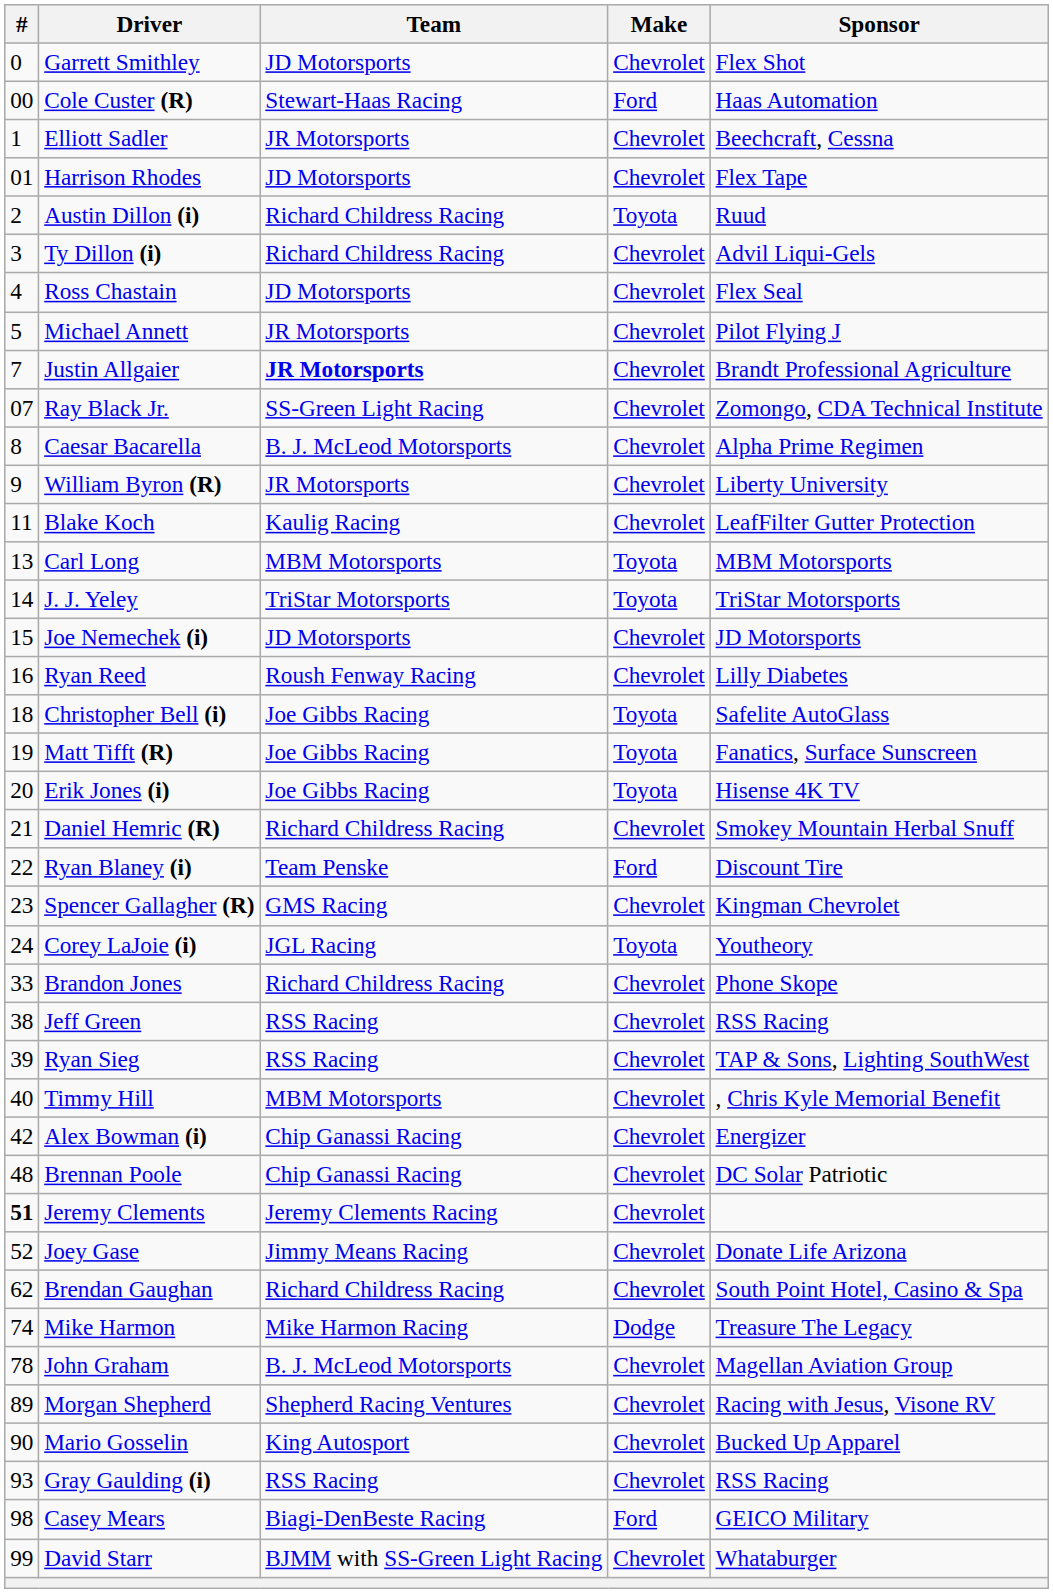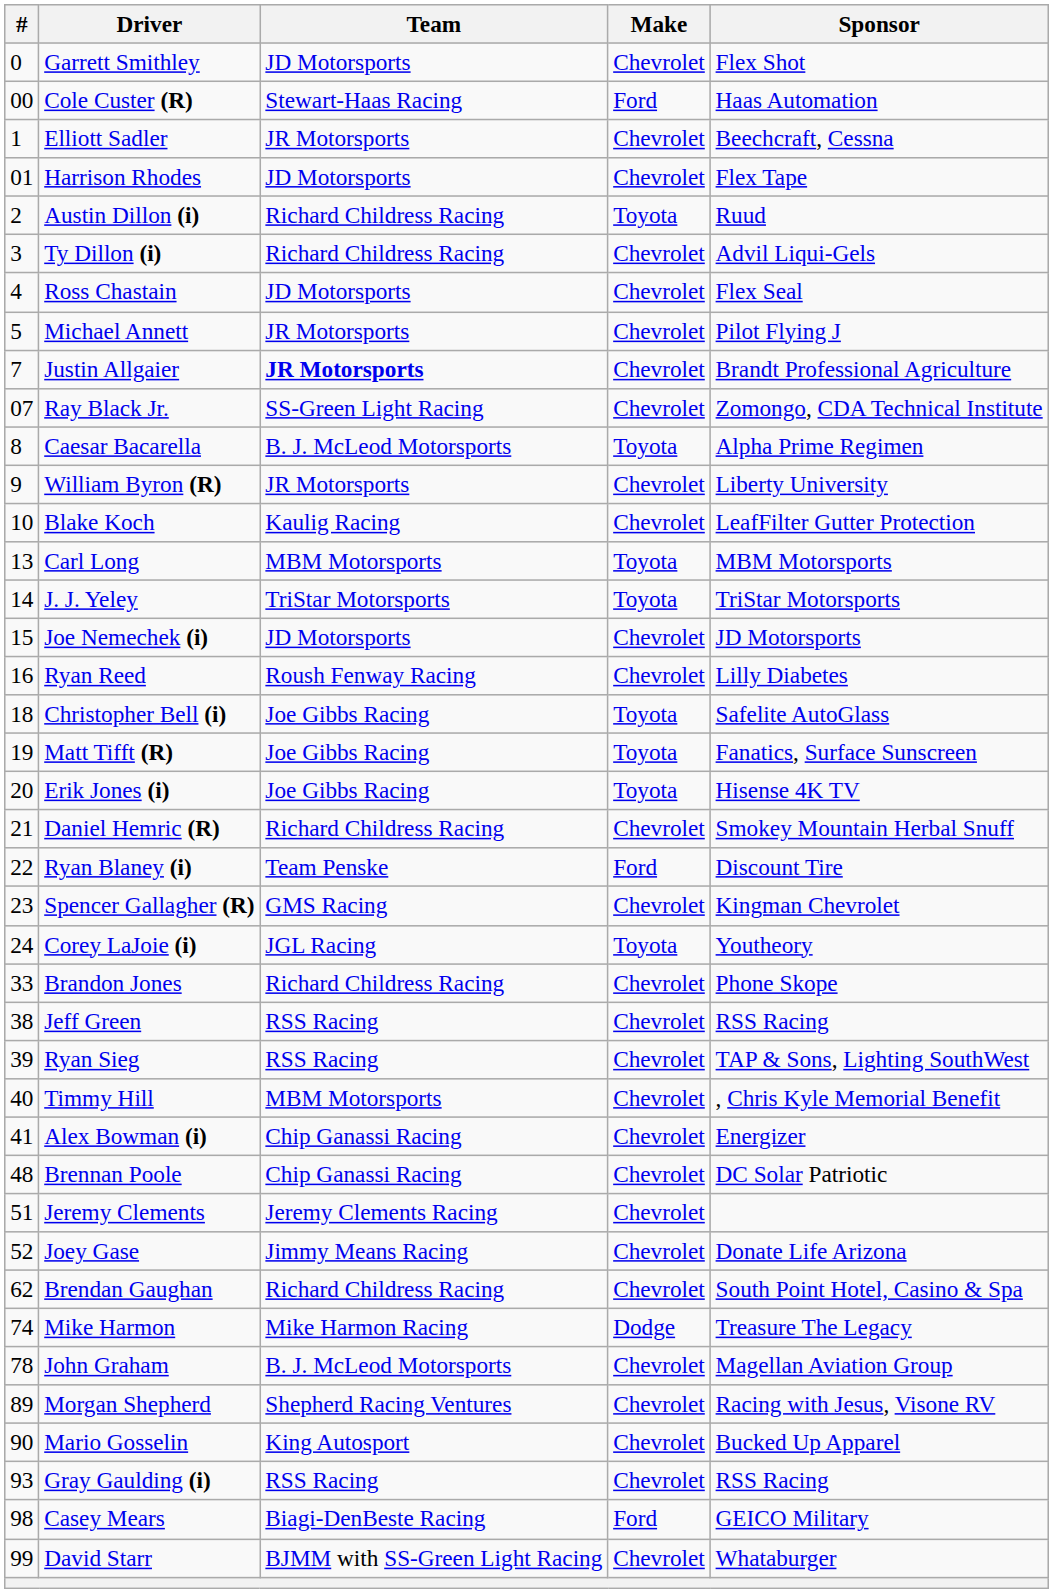(659, 445) Chevrolet -> (645, 445) Toyota
(21, 522) 11 -> (22, 522) 10
(22, 1135) 42 -> (22, 1135) 41
(22, 1212) bold -> (22, 1212) normal
